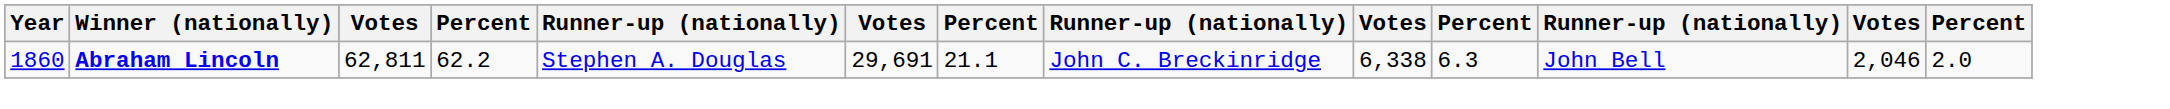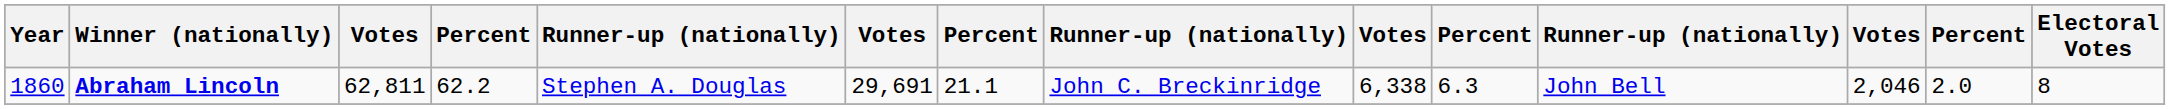+ column: (2098, 36)
